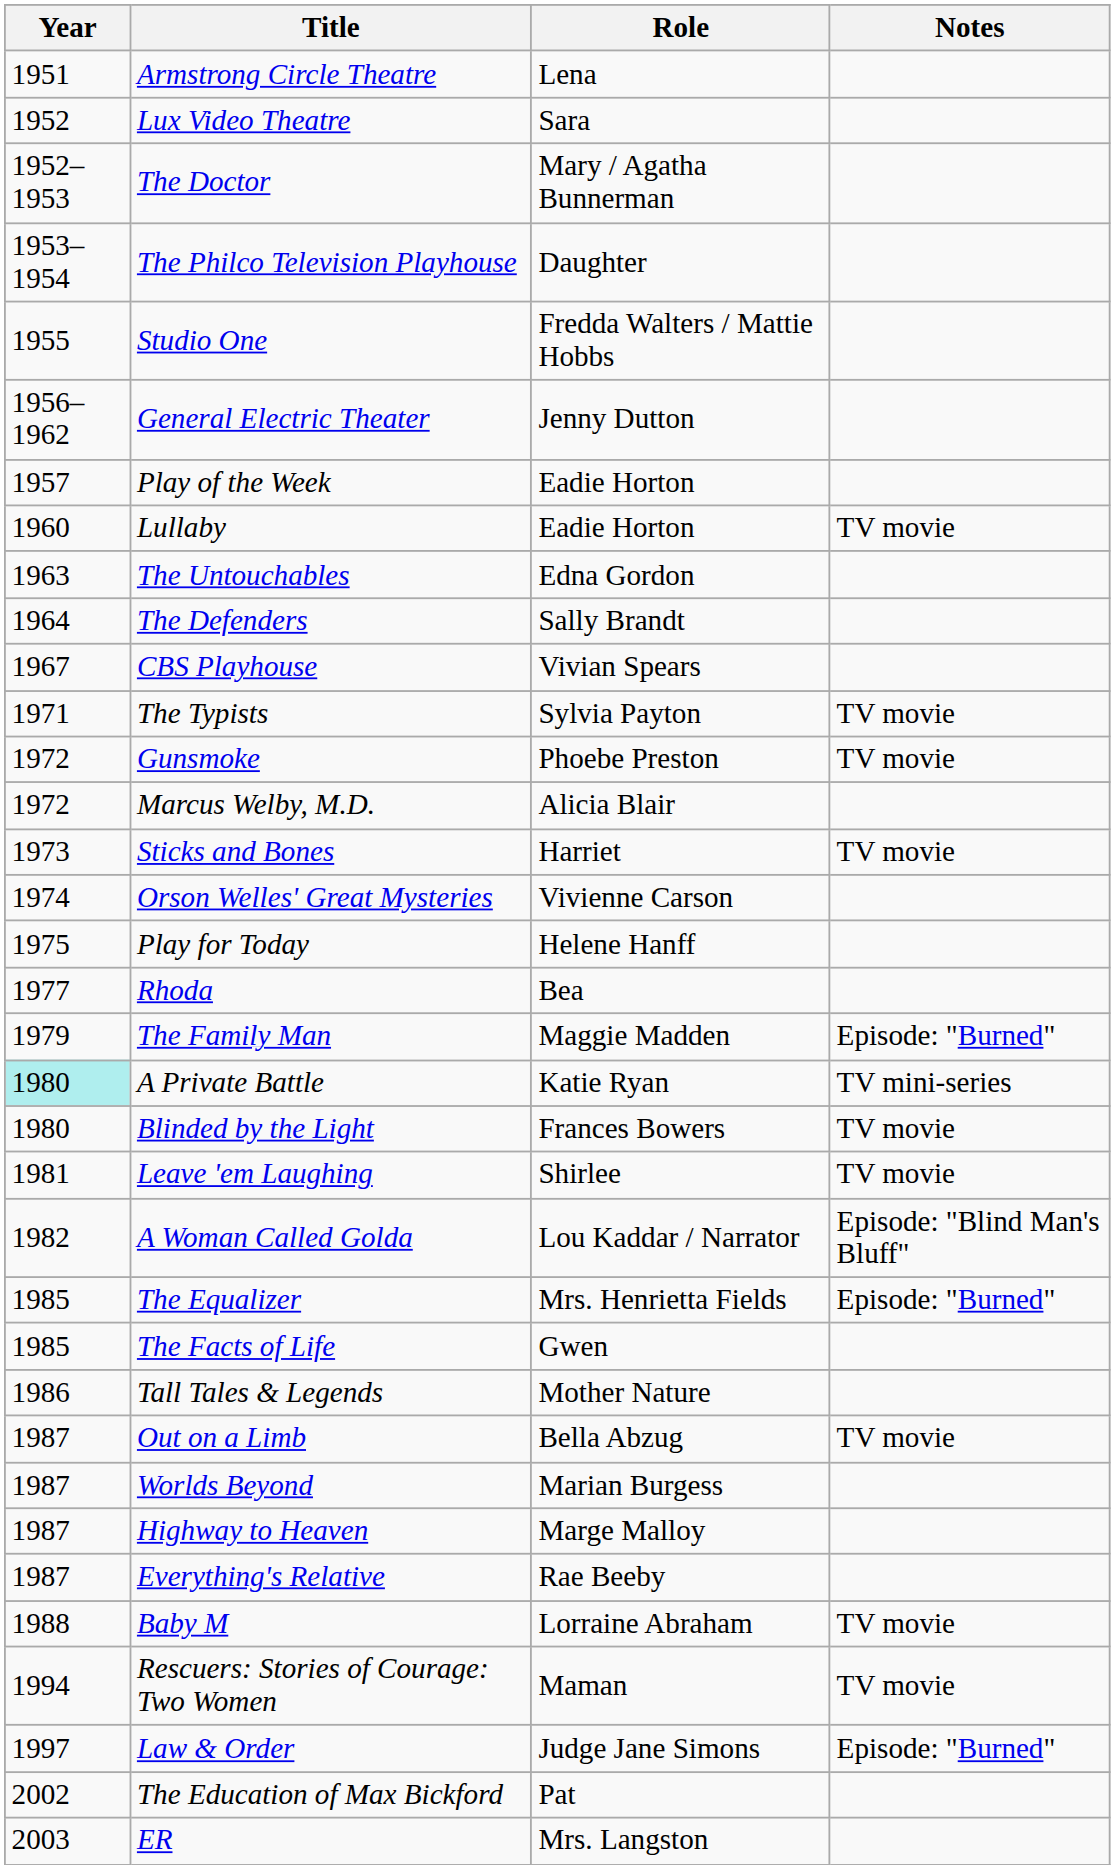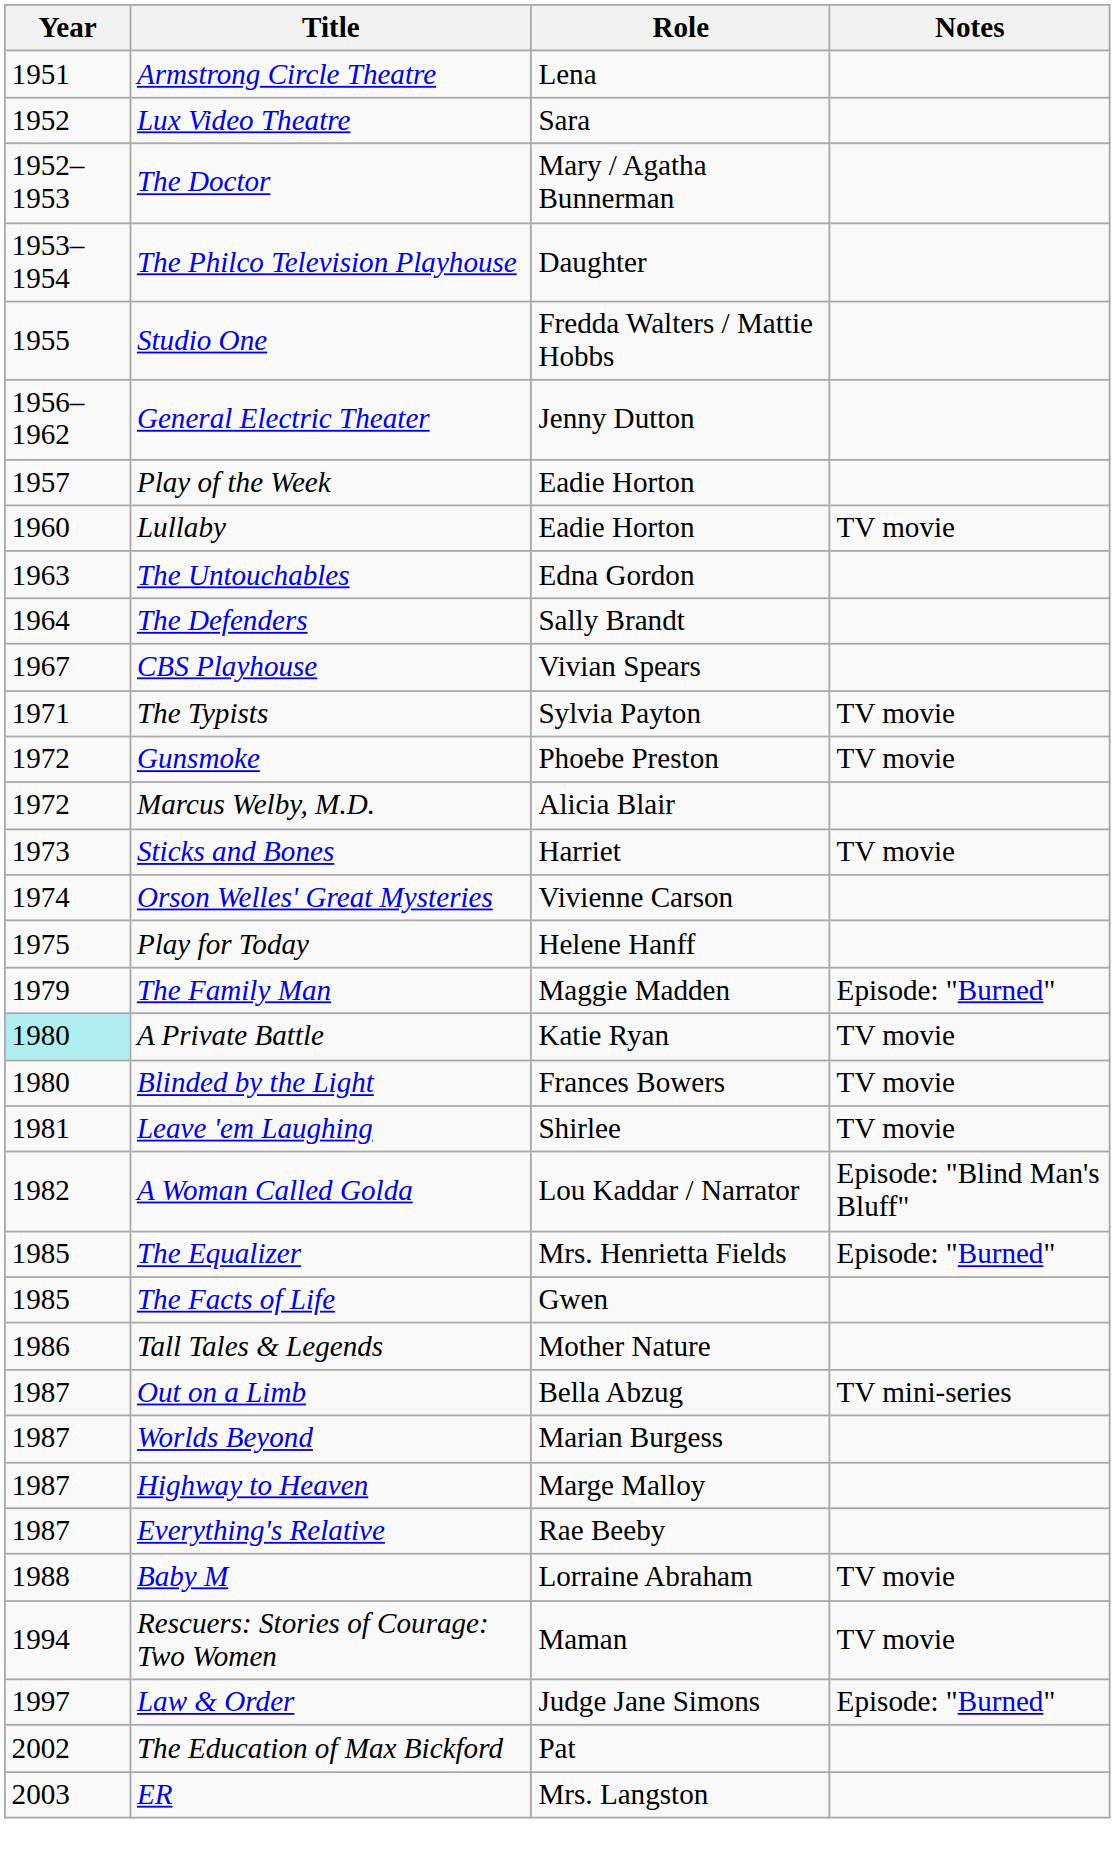- row: (175, 989)
(924, 1082) TV mini-series -> (896, 1036) TV movie
(896, 1438) TV movie -> (924, 1392) TV mini-series
